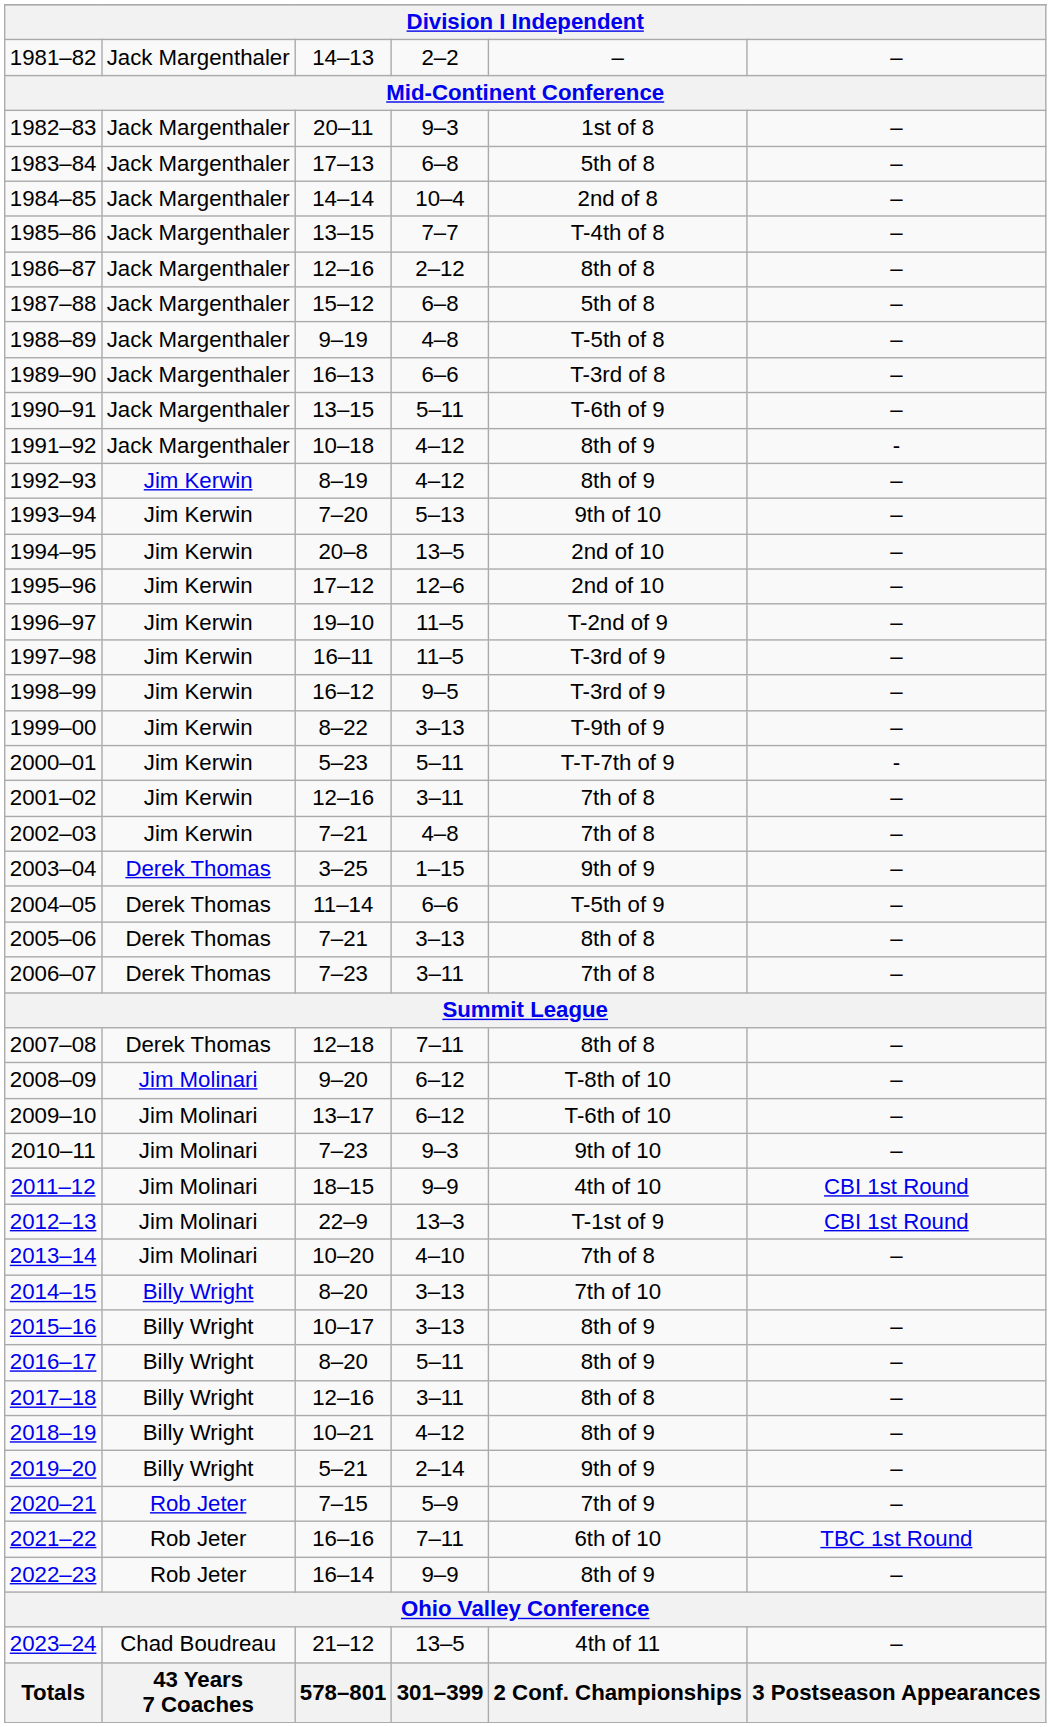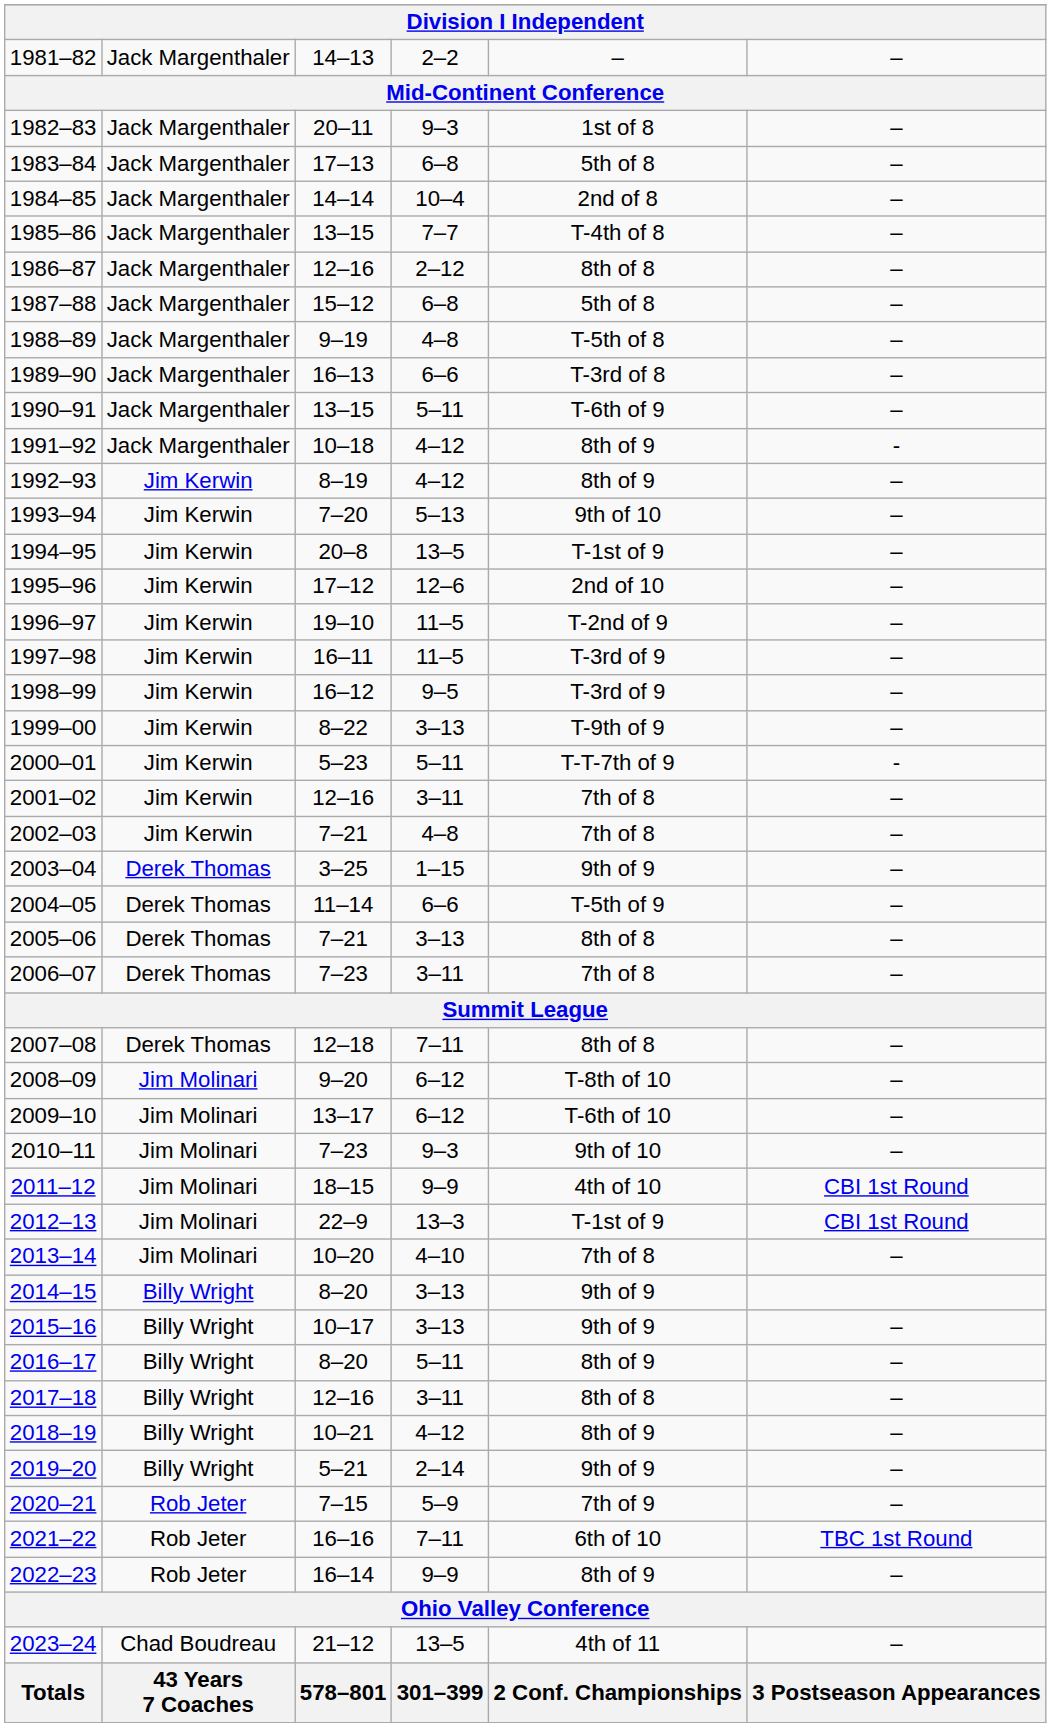(618, 551) 2nd of 10 -> (618, 551) T-1st of 9
(618, 1291) 7th of 10 -> (618, 1291) 9th of 9
(618, 1327) 8th of 9 -> (618, 1327) 9th of 9
